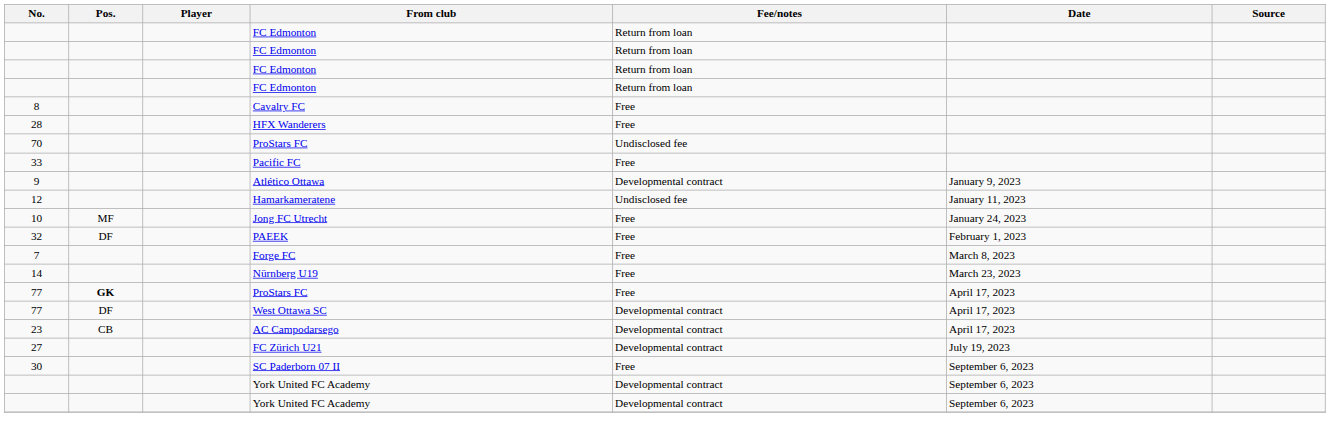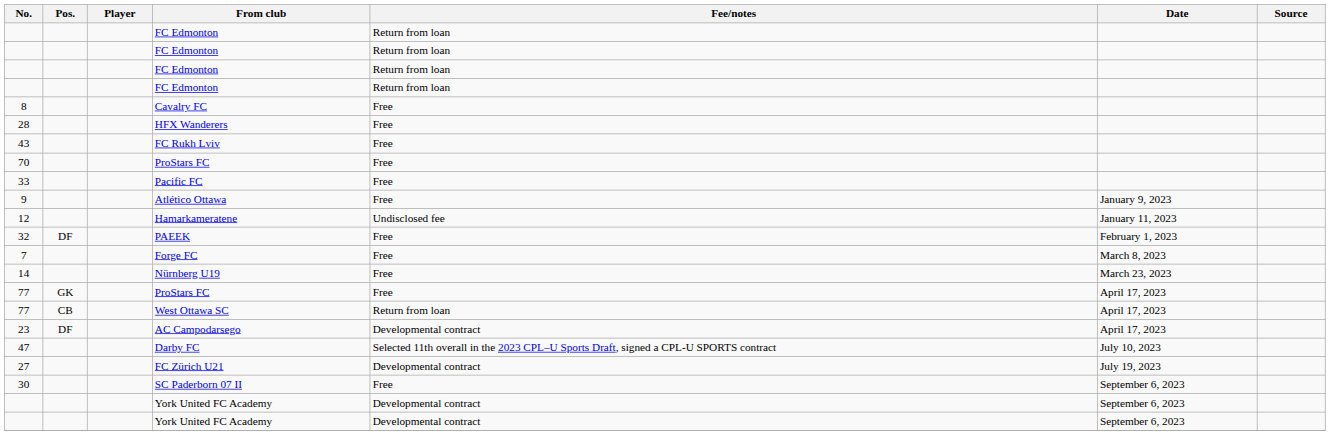+ row: (24, 143)
(651, 143) Undisclosed fee -> (383, 162) Free
(669, 180) Developmental contract -> (383, 199) Free
- row: (37, 217)
(106, 292) bold -> (65, 292) normal
(106, 310) DF -> (65, 310) CB
(669, 310) Developmental contract -> (411, 310) Return from loan
(106, 329) CB -> (65, 329) DF
+ row: (24, 347)
